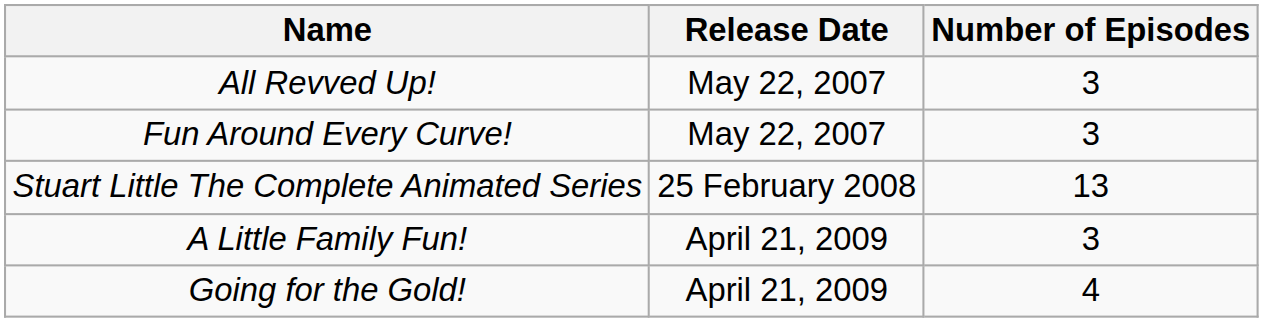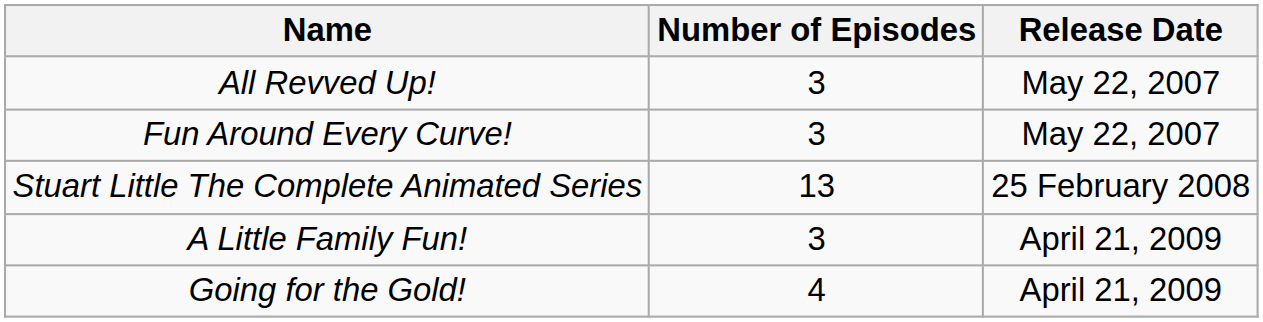columns swapped: (787, 30) <-> (1091, 30)
